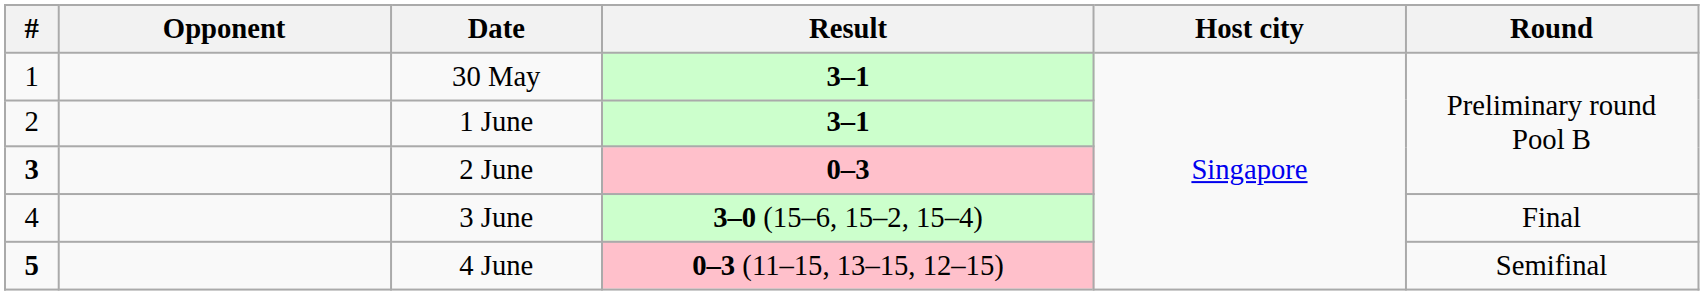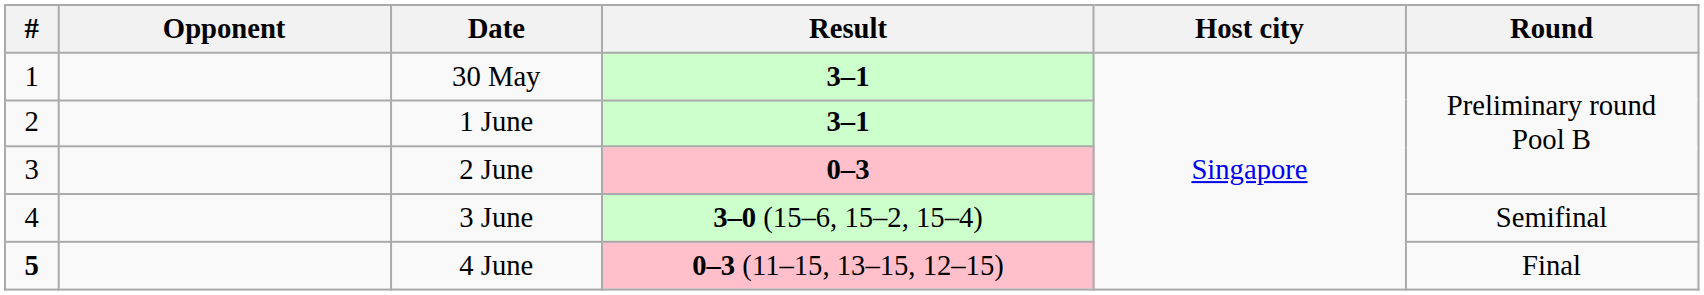(32, 170) bold -> (32, 170) normal
(1551, 217) Final -> (1551, 217) Semifinal
(1551, 264) Semifinal -> (1551, 264) Final
